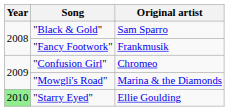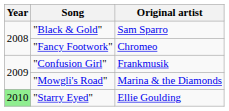(143, 47) Frankmusik -> (137, 47) Chromeo
(137, 64) Chromeo -> (143, 64) Frankmusik
